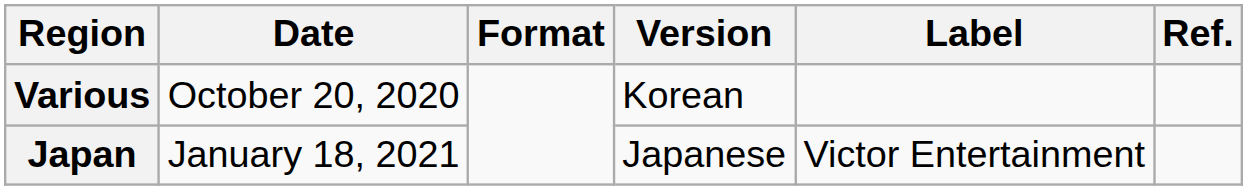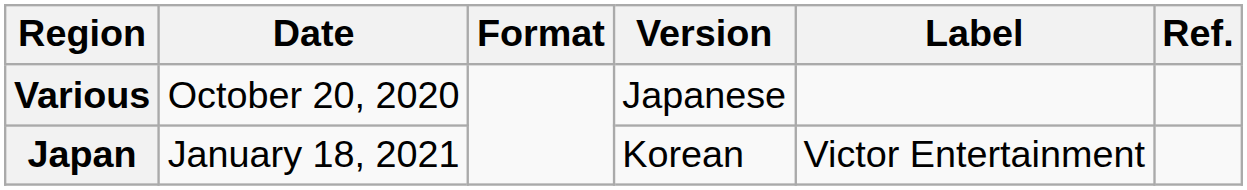(683, 94) Korean -> (704, 94) Japanese
(704, 154) Japanese -> (683, 154) Korean
